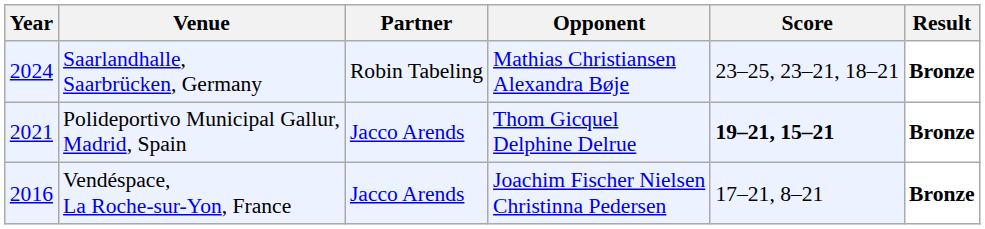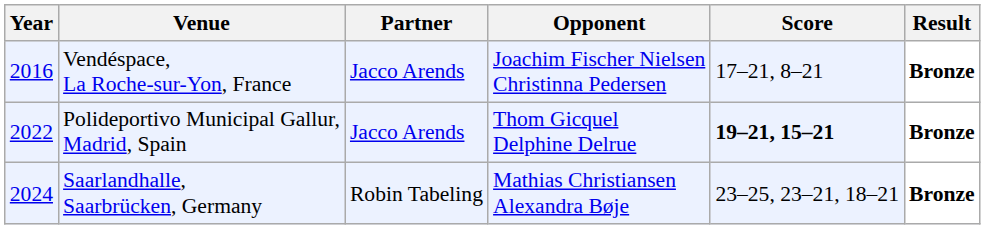rows swapped: (177, 193) <-> (163, 71)
(31, 132) 2021 -> (31, 132) 2022
